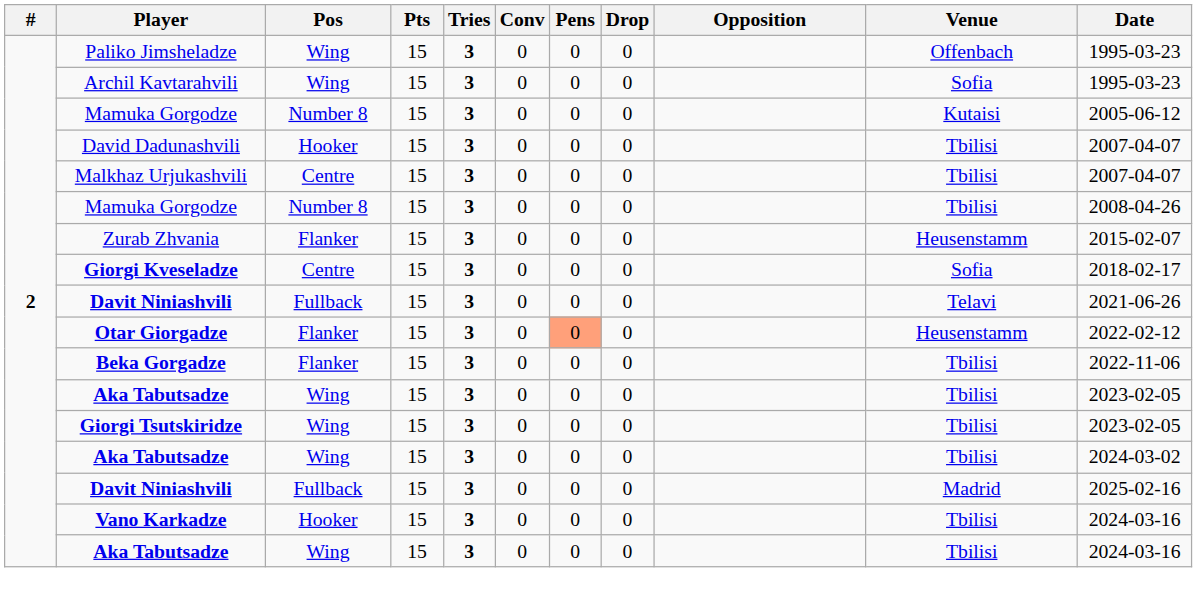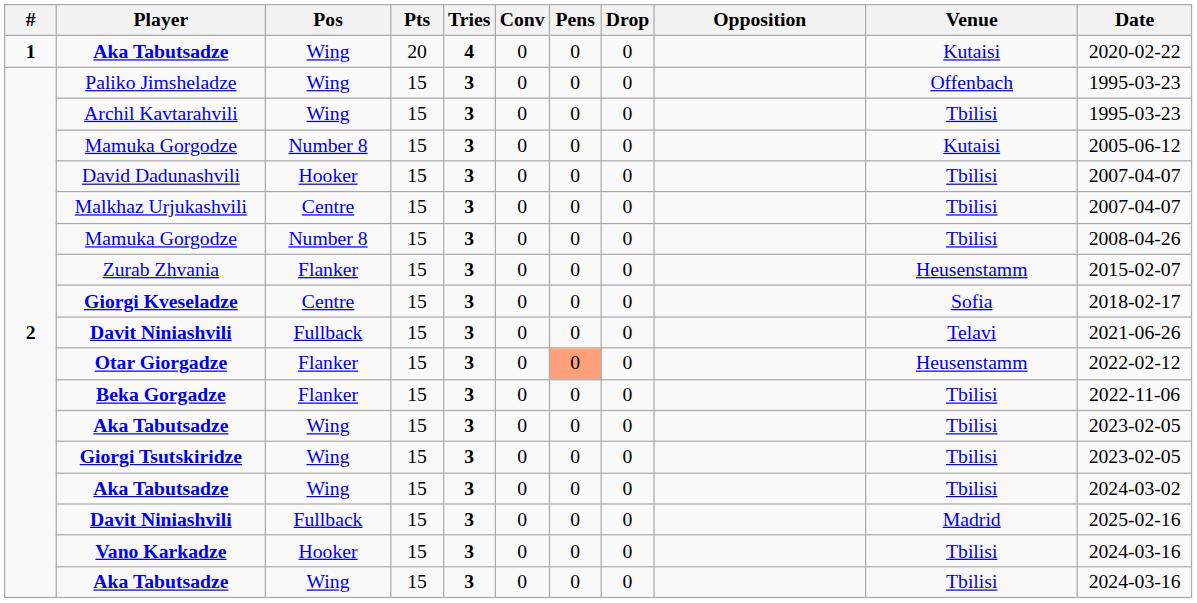+ row: (31, 51)
(972, 82) Sofia -> (972, 113) Tbilisi
